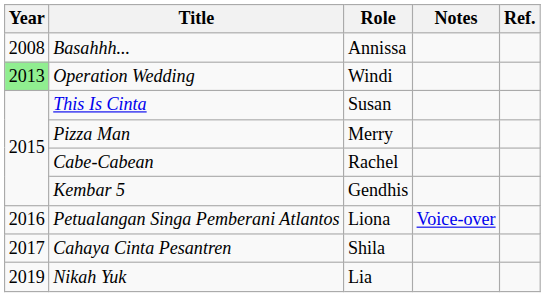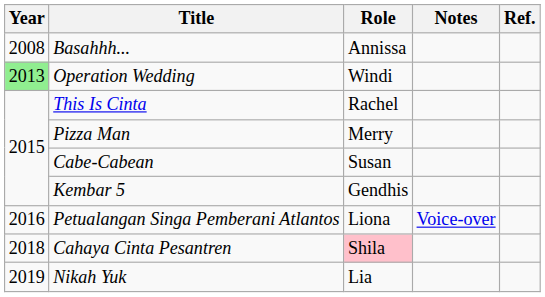(370, 104) Susan -> (373, 104) Rachel
(373, 162) Rachel -> (370, 162) Susan
(27, 248) 2017 -> (27, 248) 2018
(367, 248) no background -> (367, 248) pink background
